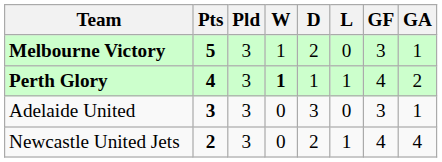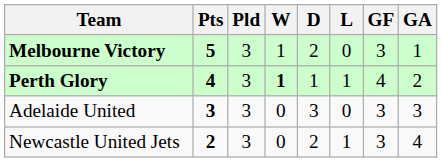(417, 111) 1 -> (417, 111) 3
(381, 141) 4 -> (381, 141) 3
